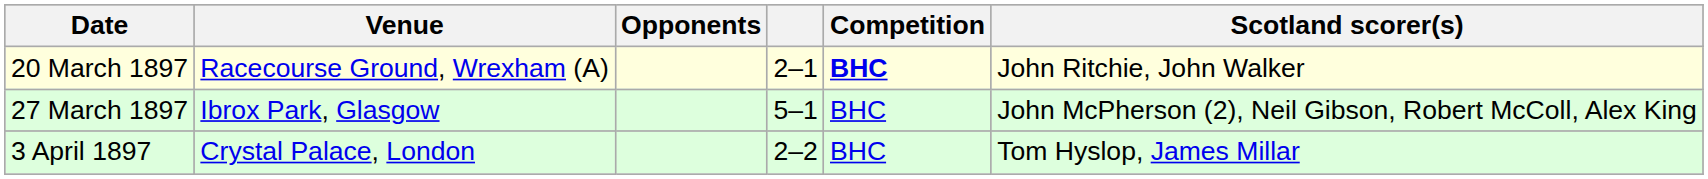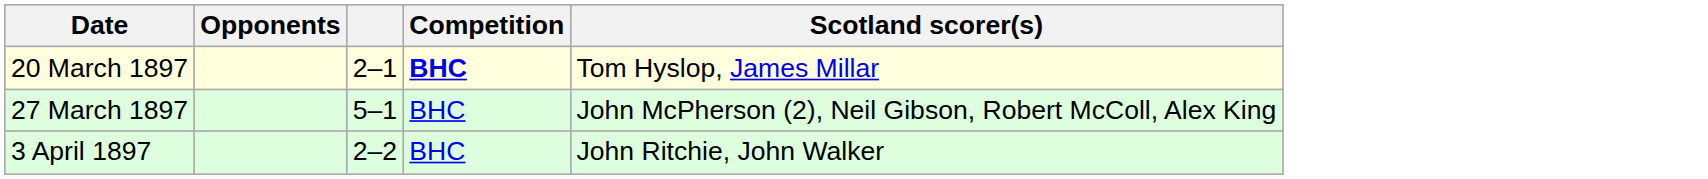- column: (405, 25)
(1151, 67) John Ritchie, John Walker -> (728, 67) Tom Hyslop, James Millar
(1148, 151) Tom Hyslop, James Millar -> (730, 151) John Ritchie, John Walker
